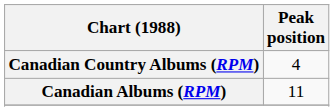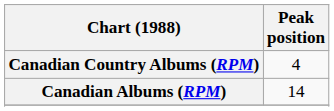(296, 91) 11 -> (296, 91) 14
